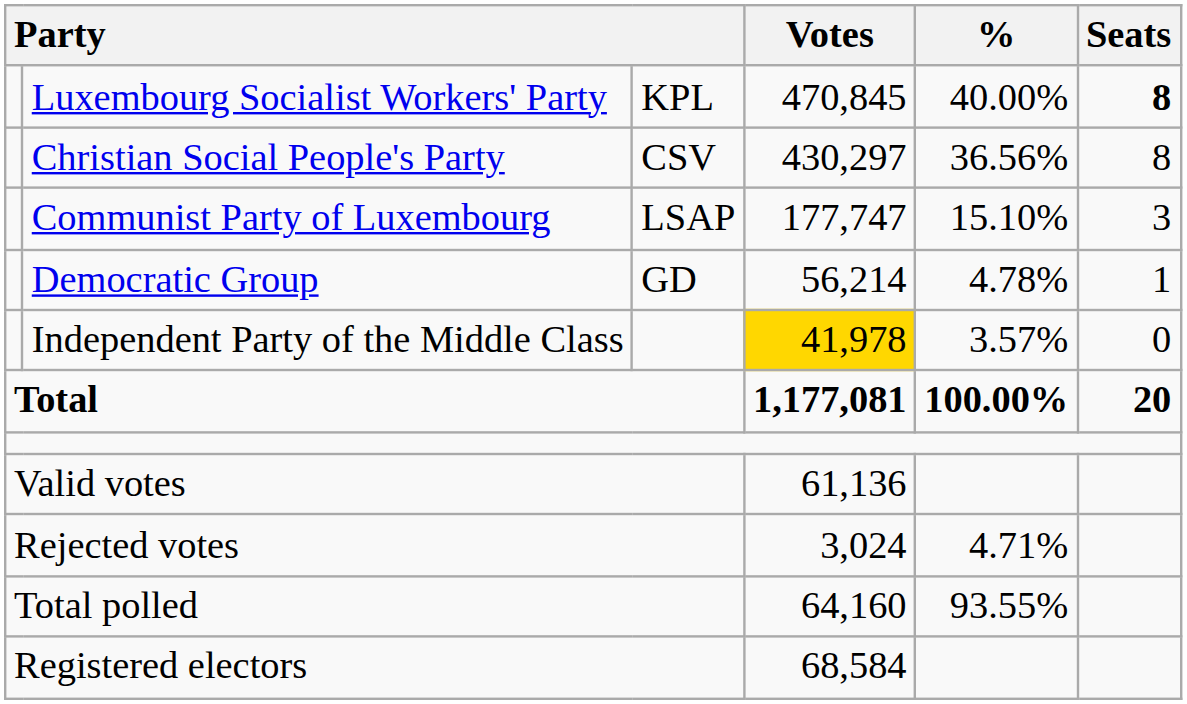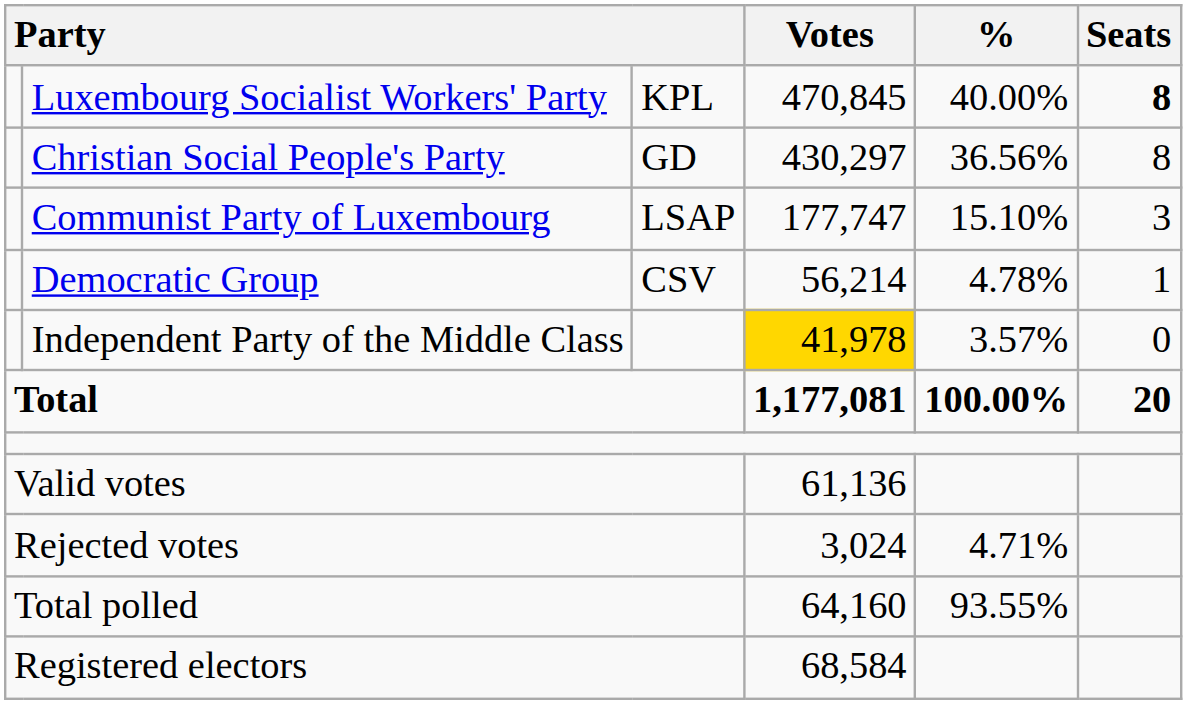(679, 156) CSV -> (669, 156) GD
(669, 278) GD -> (679, 278) CSV
